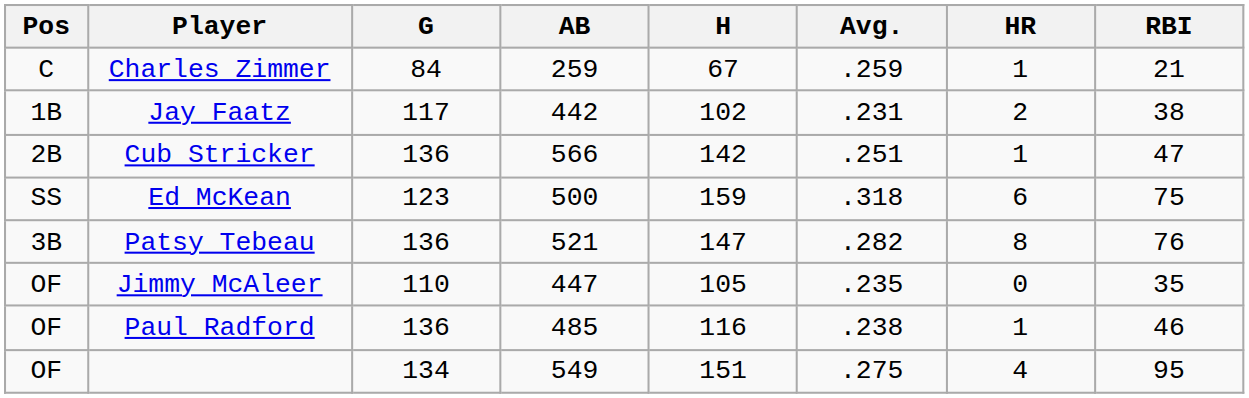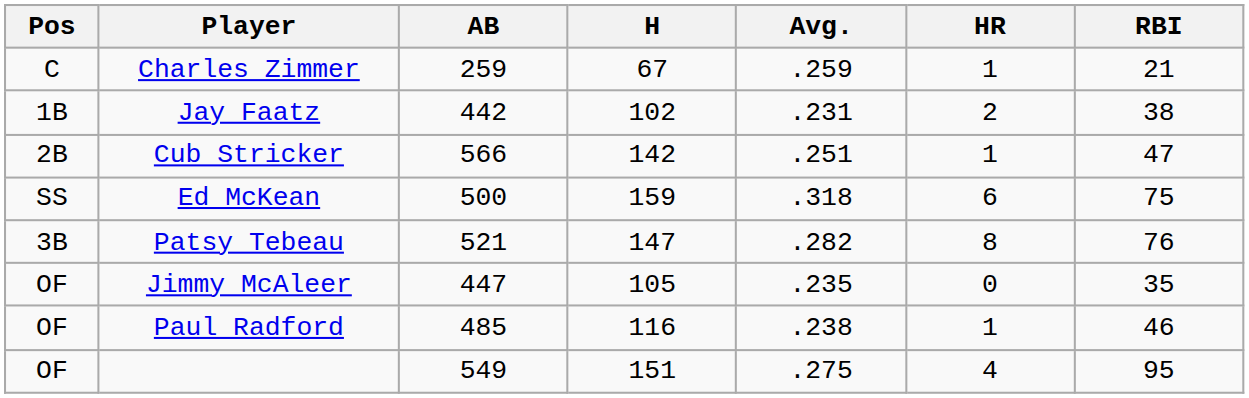- column: (426, 27)
